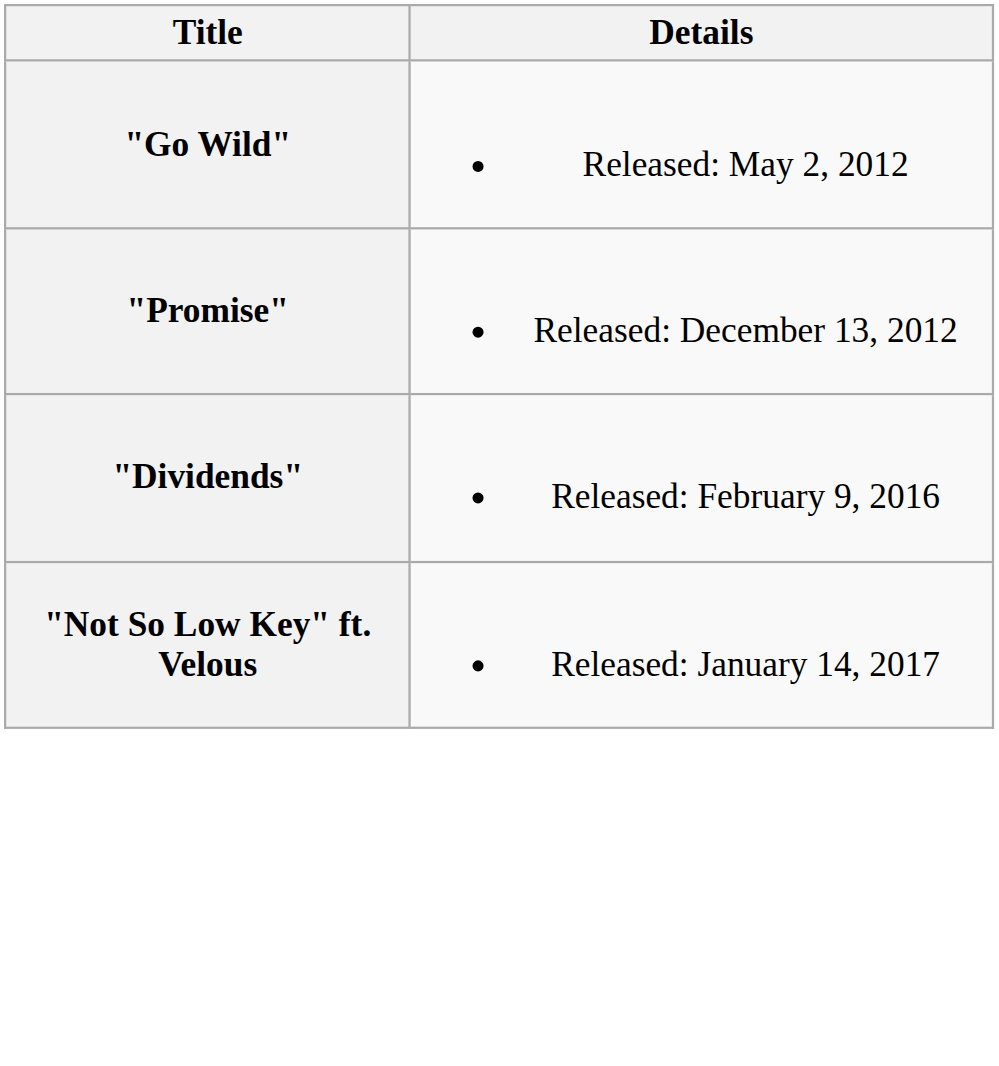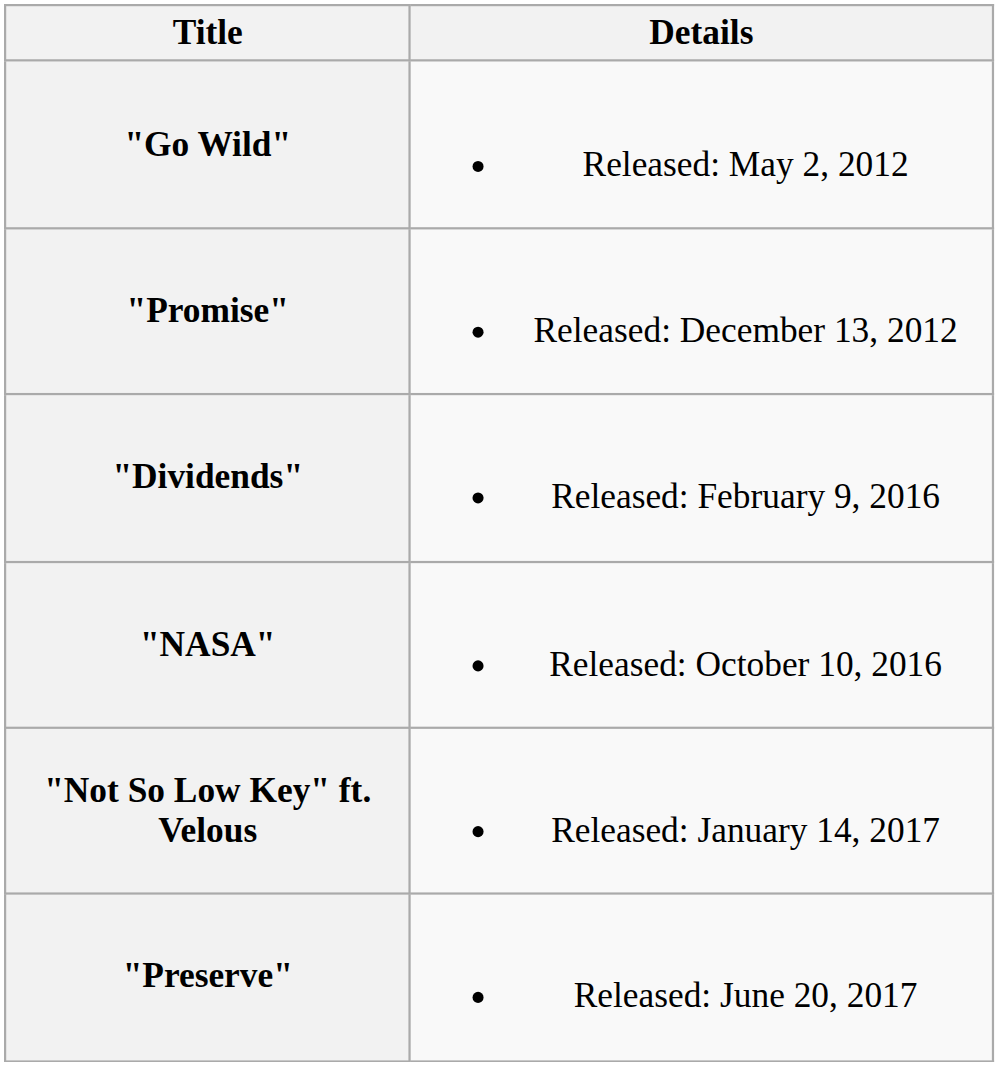+ row: (208, 643)
+ row: (208, 976)
